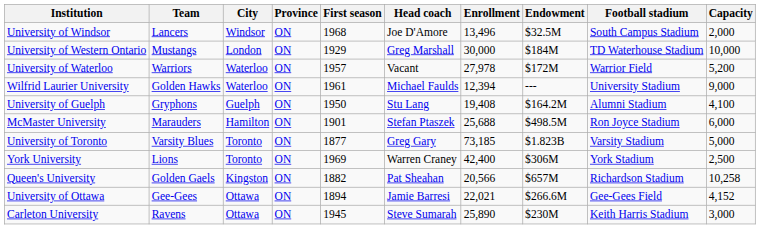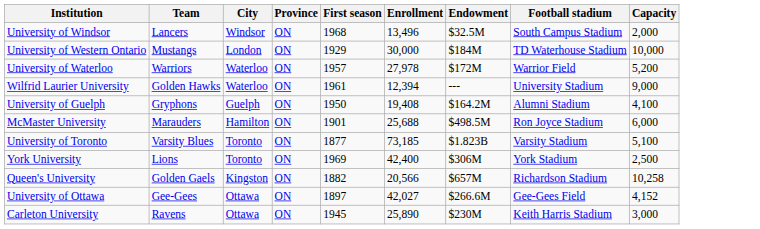- column: (423, 13)
(722, 141) 5,000 -> (645, 141) 5,100
(335, 196) 1894 -> (335, 196) 1897
(480, 196) 22,021 -> (403, 196) 42,027
